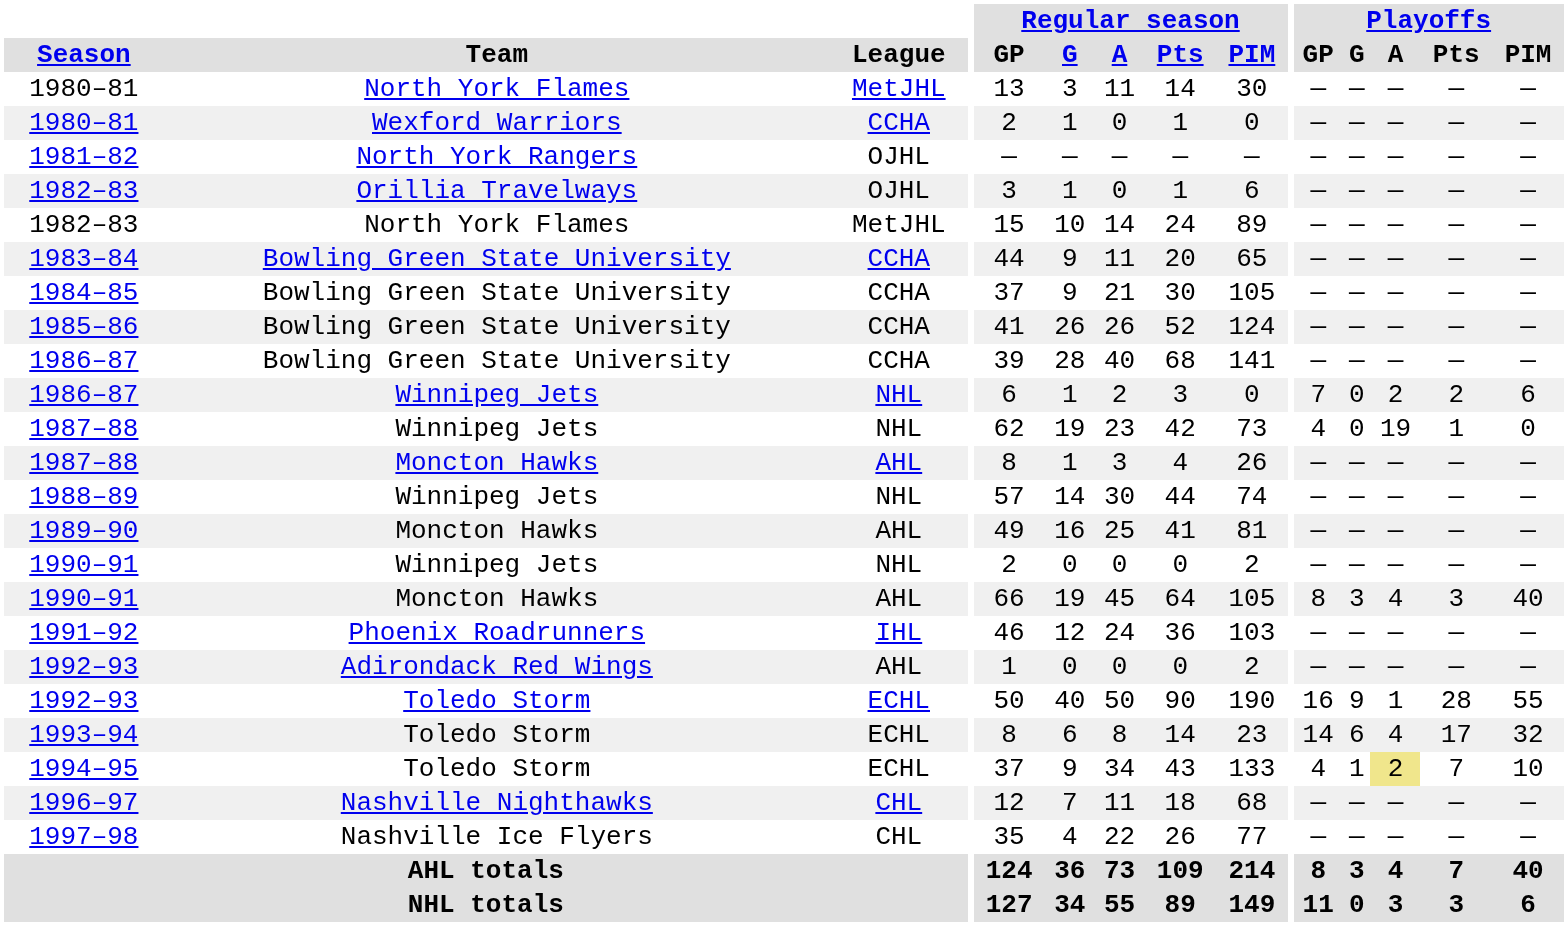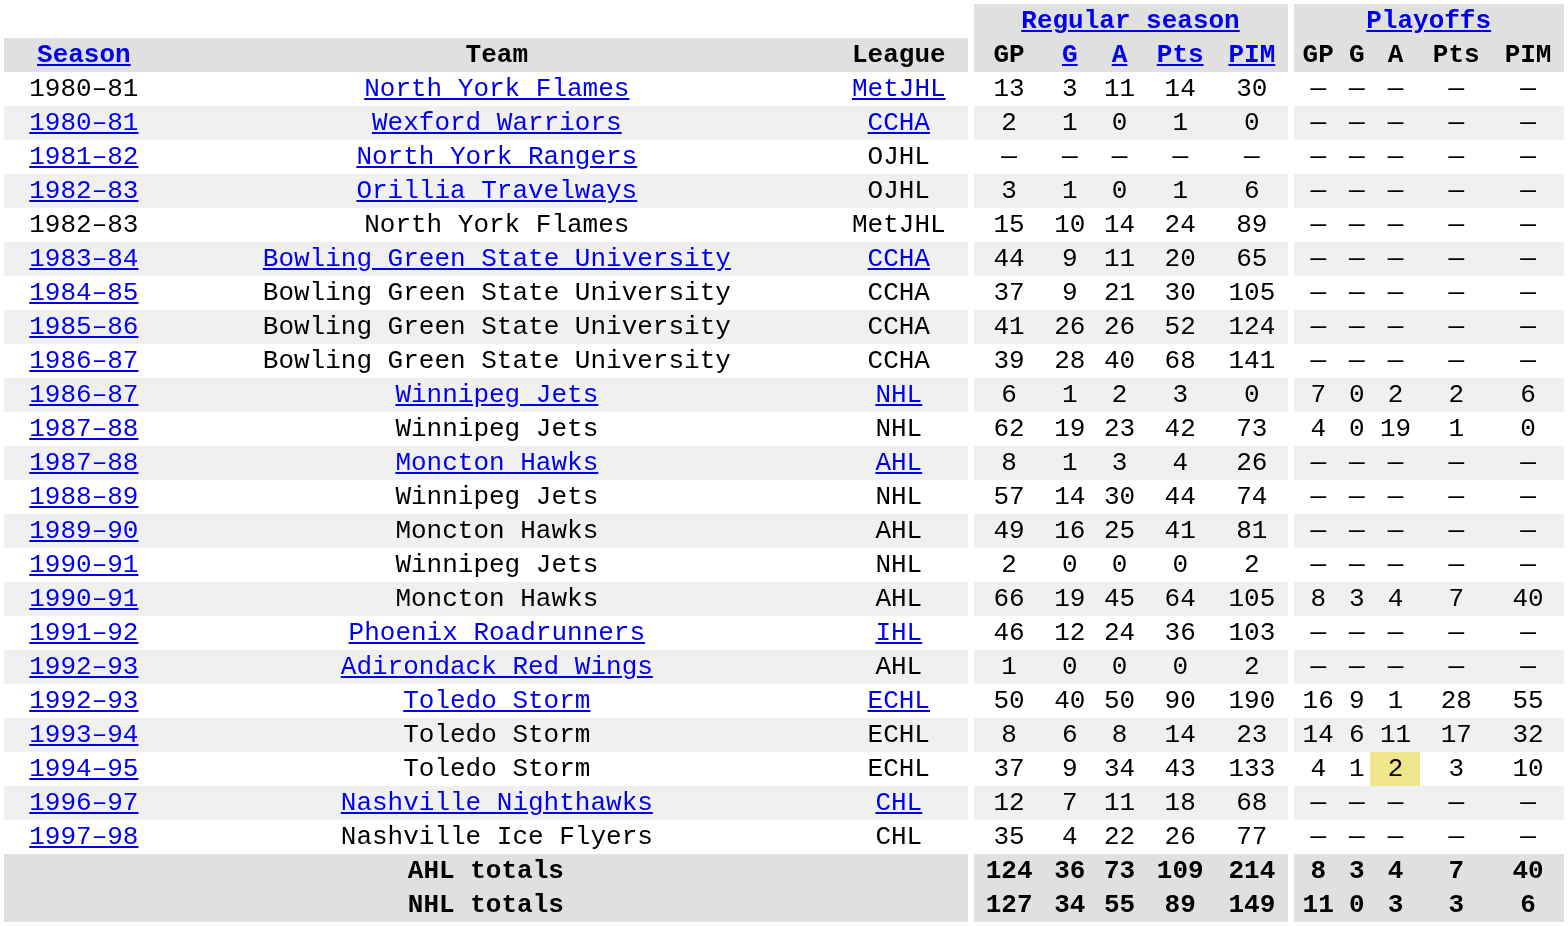(1456, 599) 3 -> (1456, 599) 7
(1396, 735) 4 -> (1396, 735) 11
(1456, 769) 7 -> (1456, 769) 3
